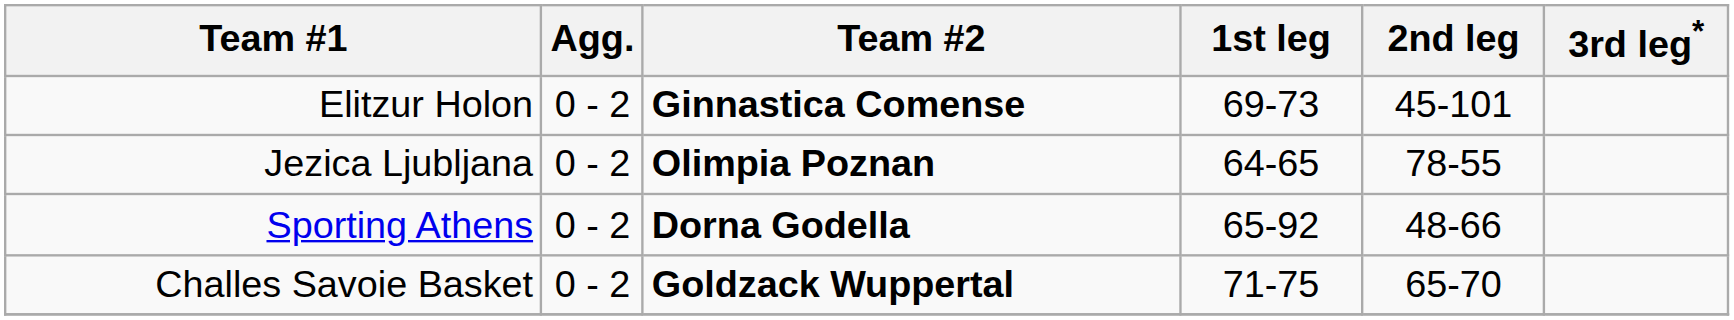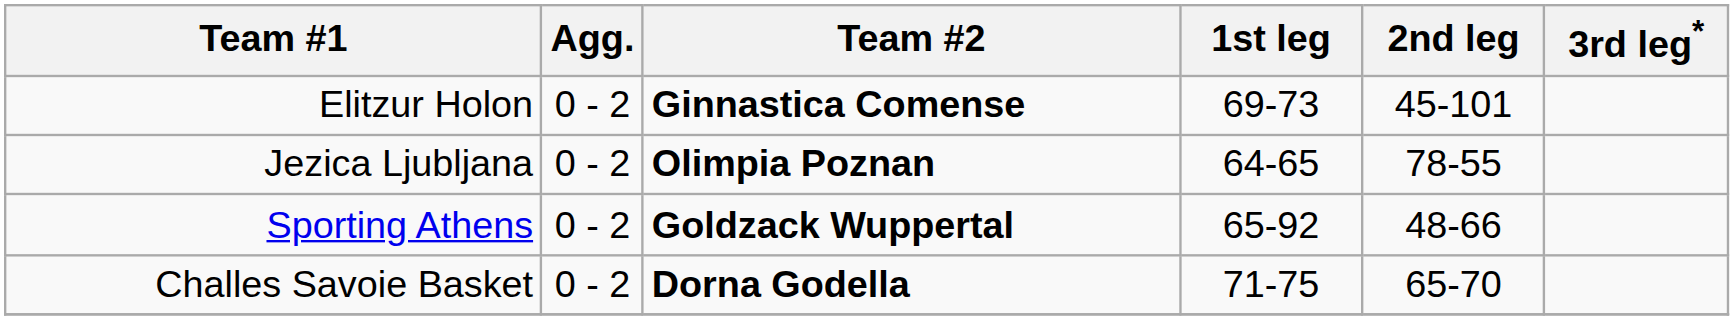(781, 224) Dorna Godella -> (833, 224) Goldzack Wuppertal
(833, 284) Goldzack Wuppertal -> (781, 284) Dorna Godella
